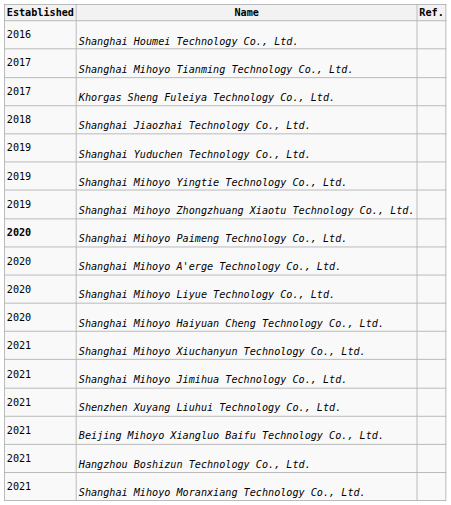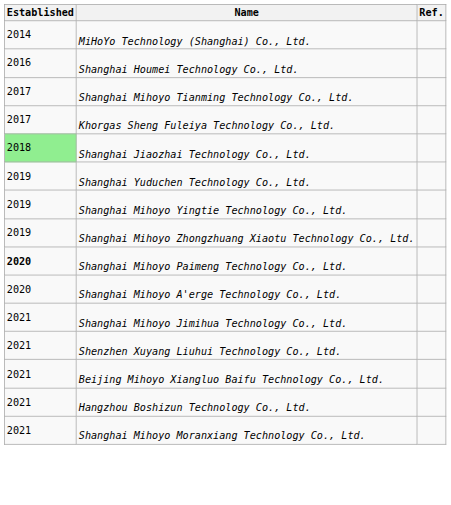+ row: (195, 41)
(19, 120) no background -> (19, 148) lightgreen background
- row: (207, 295)
- row: (231, 323)
- row: (222, 351)
